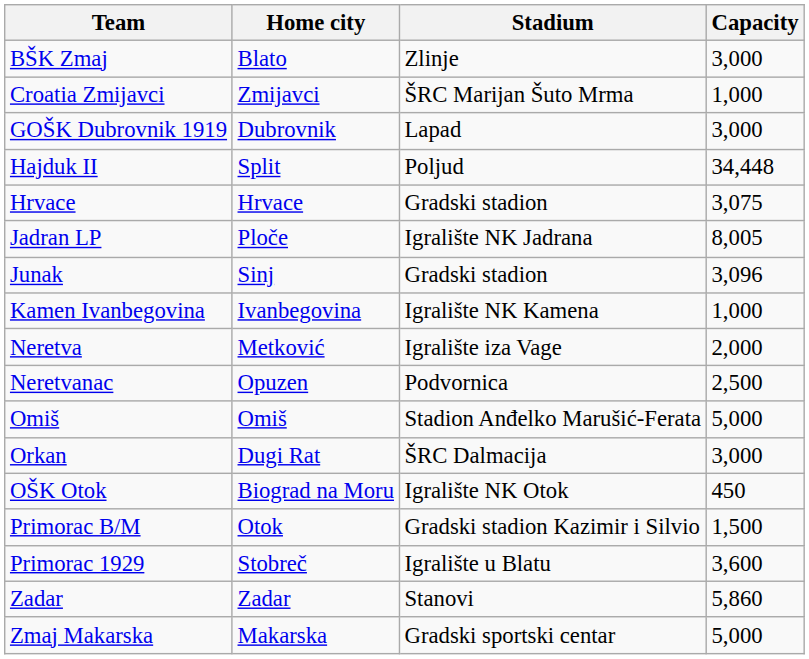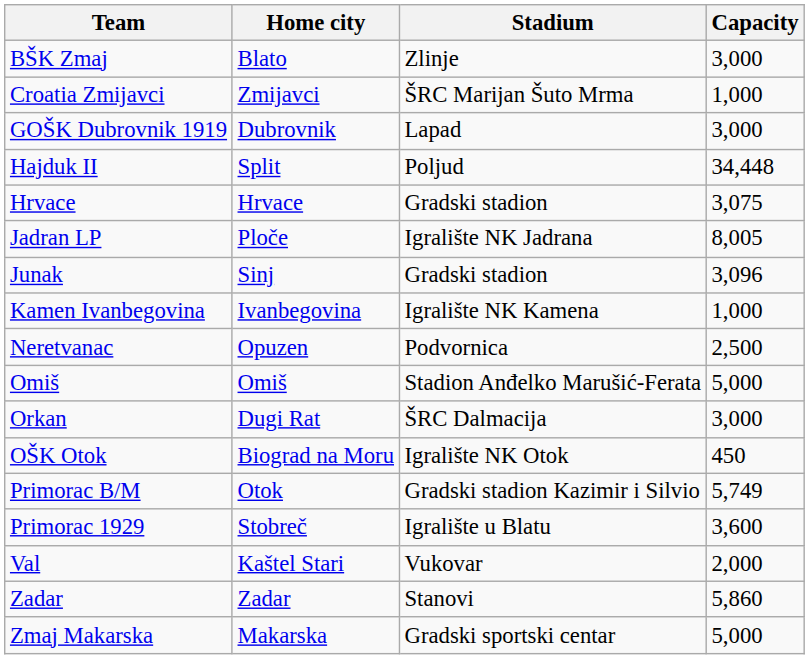- row: (46, 346)
(737, 526) 1,500 -> (737, 490) 5,749
+ row: (25, 563)
